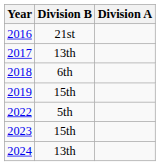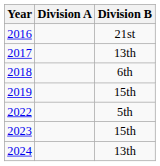columns swapped: (125, 14) <-> (65, 14)
